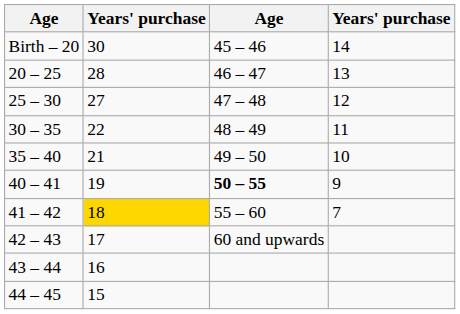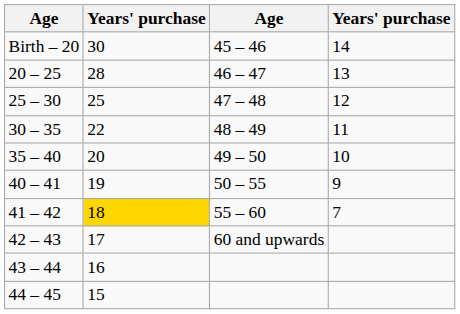(96, 101) 27 -> (96, 101) 25
(96, 156) 21 -> (96, 156) 20
(240, 184) bold -> (240, 184) normal
